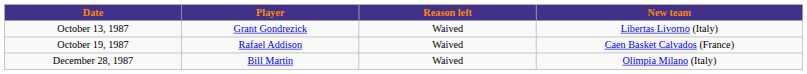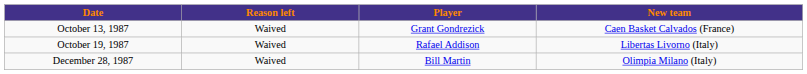columns swapped: (270, 12) <-> (448, 12)
(669, 28) Libertas Livorno (Italy) -> (669, 28) Caen Basket Calvados (France)
(669, 45) Caen Basket Calvados (France) -> (669, 45) Libertas Livorno (Italy)
